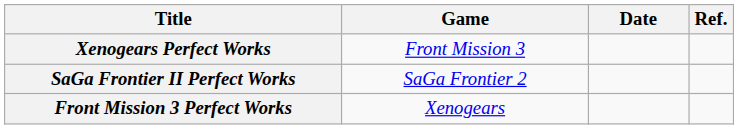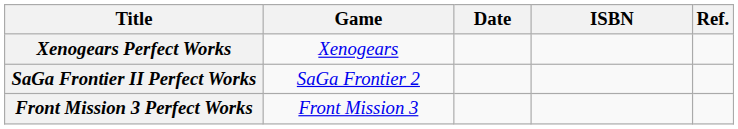+ column: (612, 19)
(465, 49) Front Mission 3 -> (358, 49) Xenogears
(465, 108) Xenogears -> (358, 108) Front Mission 3
